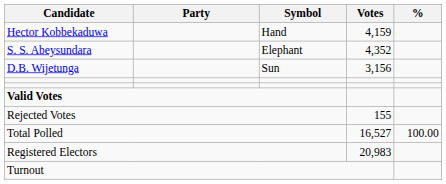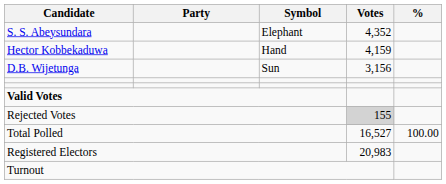rows swapped: (49, 50) <-> (57, 31)
(383, 115) no background -> (383, 115) lightgrey background
